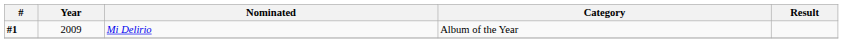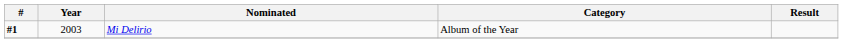(71, 29) 2009 -> (71, 29) 2003
